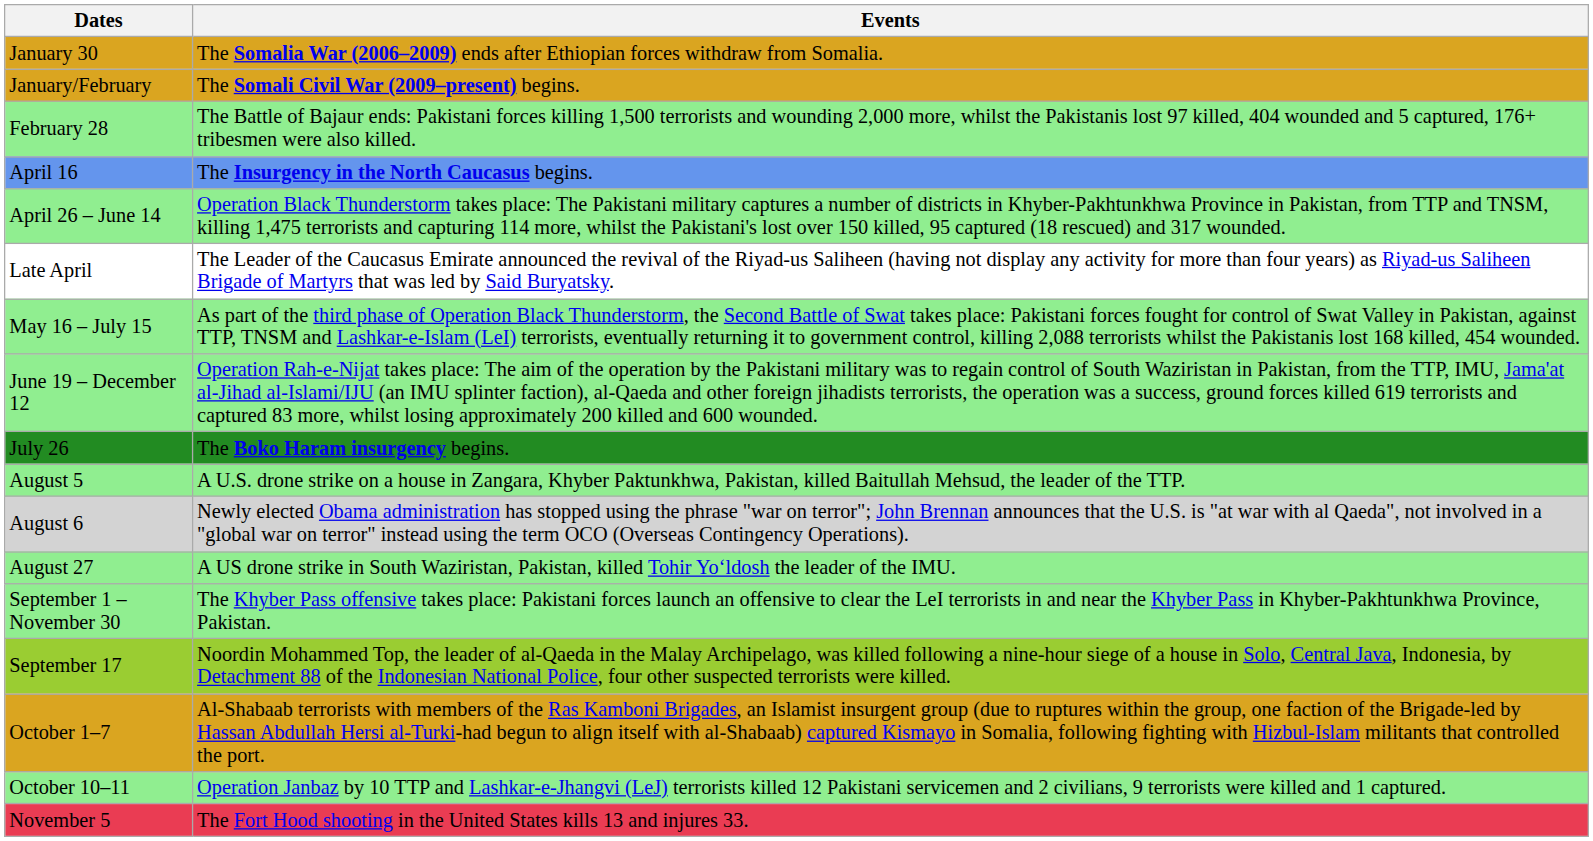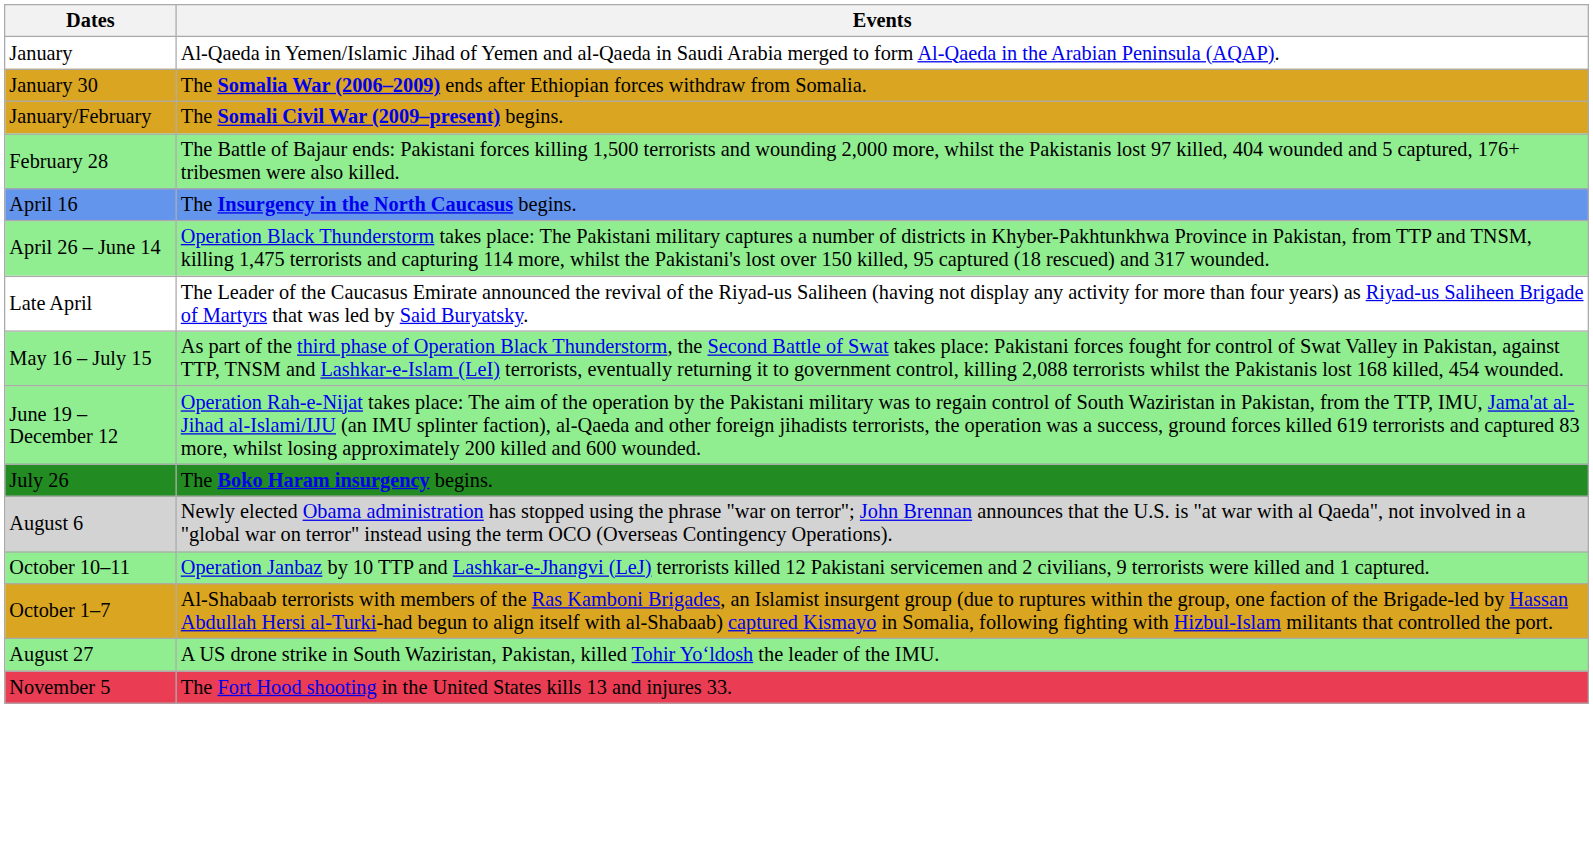+ row: (41, 52)
- row: (46, 480)
rows swapped: (51, 567) <-> (70, 787)
- row: (68, 611)
- row: (65, 666)
